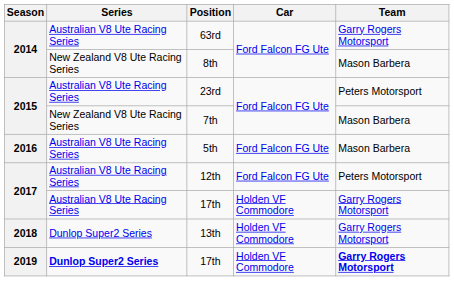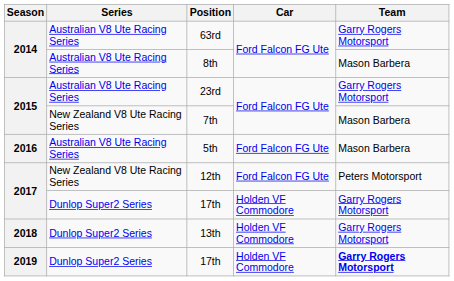(115, 64) New Zealand V8 Ute Racing Series -> (108, 64) Australian V8 Ute Racing Series
(380, 92) Peters Motorsport -> (370, 92) Garry Rogers Motorsport
(108, 177) Australian V8 Ute Racing Series -> (115, 177) New Zealand V8 Ute Racing Series
(108, 205) Australian V8 Ute Racing Series -> (101, 205) Dunlop Super2 Series
(104, 262) bold -> (101, 262) normal
